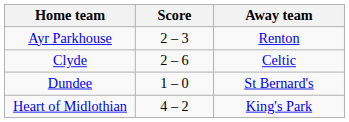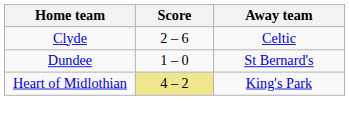- row: (70, 38)
(174, 106) no background -> (174, 83) khaki background
